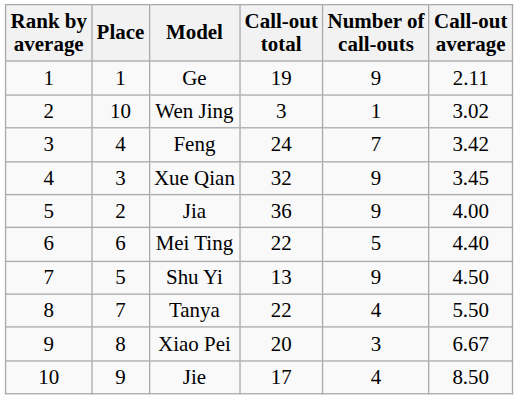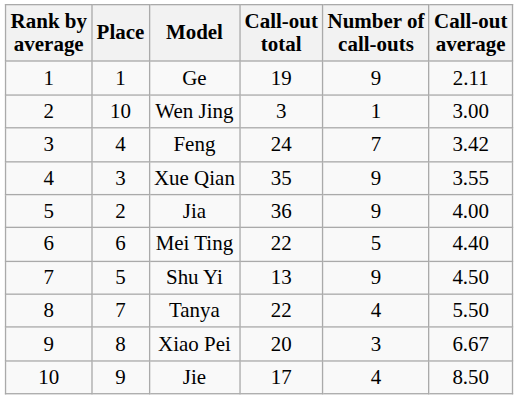(471, 111) 3.02 -> (471, 111) 3.00
(281, 177) 32 -> (281, 177) 35
(471, 177) 3.45 -> (471, 177) 3.55
